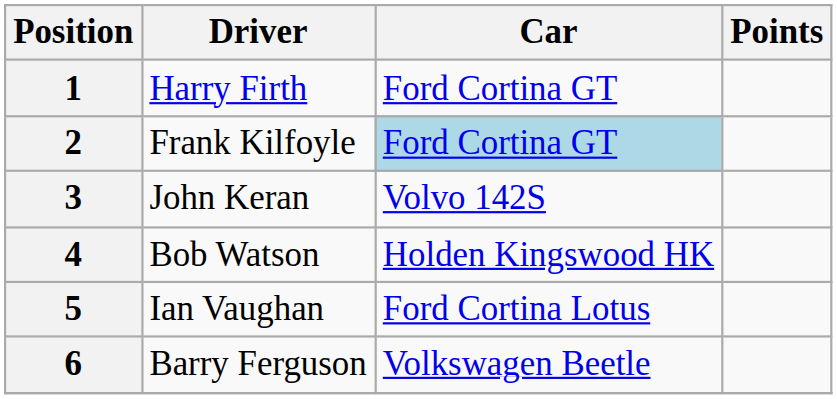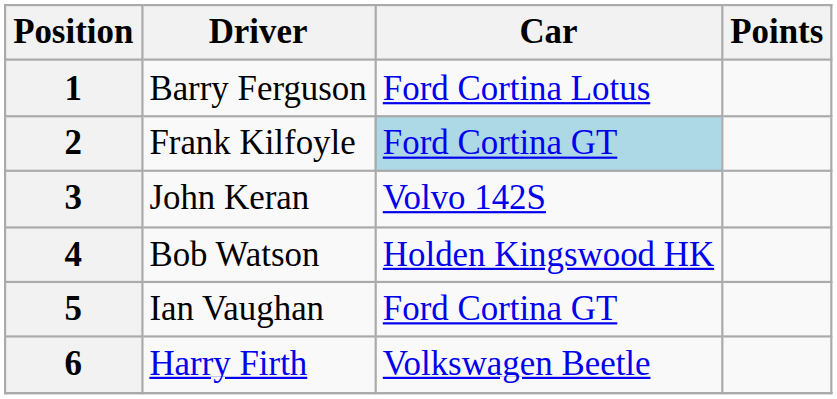(228, 87) Harry Firth -> (258, 87) Barry Ferguson
(500, 87) Ford Cortina GT -> (517, 87) Ford Cortina Lotus
(517, 308) Ford Cortina Lotus -> (500, 308) Ford Cortina GT
(258, 364) Barry Ferguson -> (228, 364) Harry Firth
